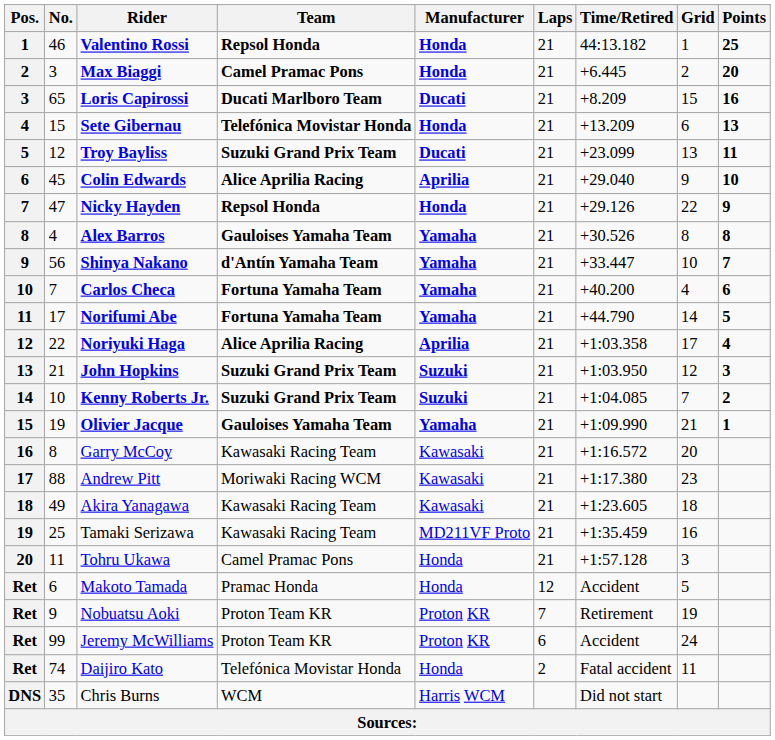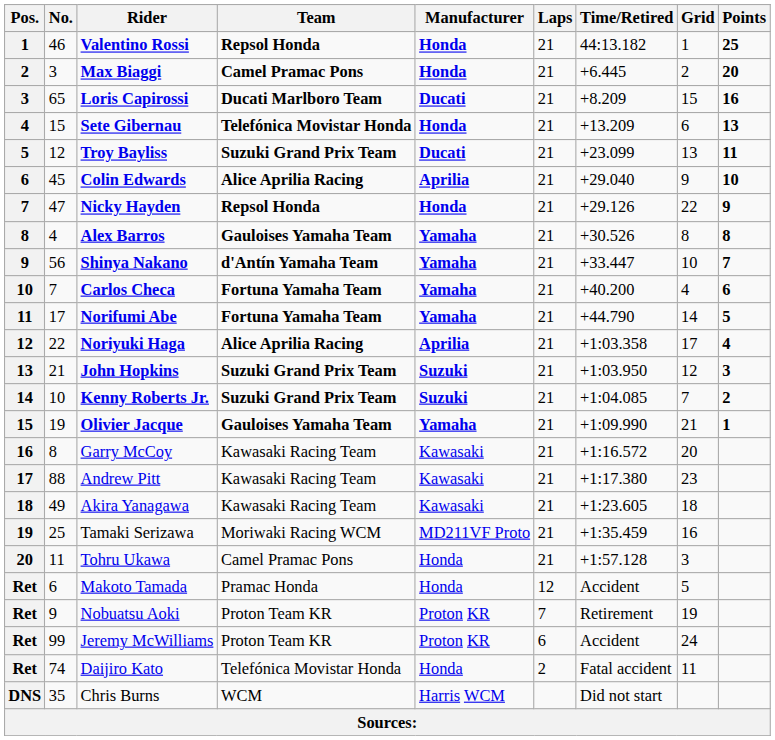(301, 478) Moriwaki Racing WCM -> (299, 478) Kawasaki Racing Team
(299, 532) Kawasaki Racing Team -> (301, 532) Moriwaki Racing WCM
